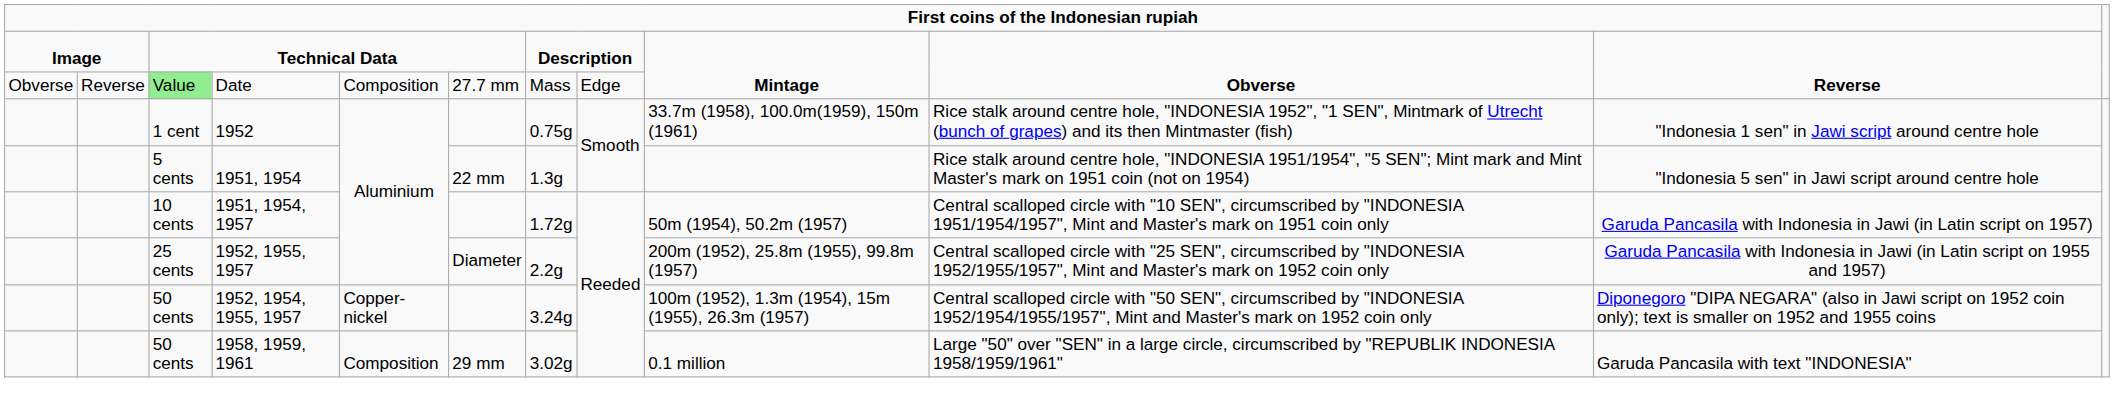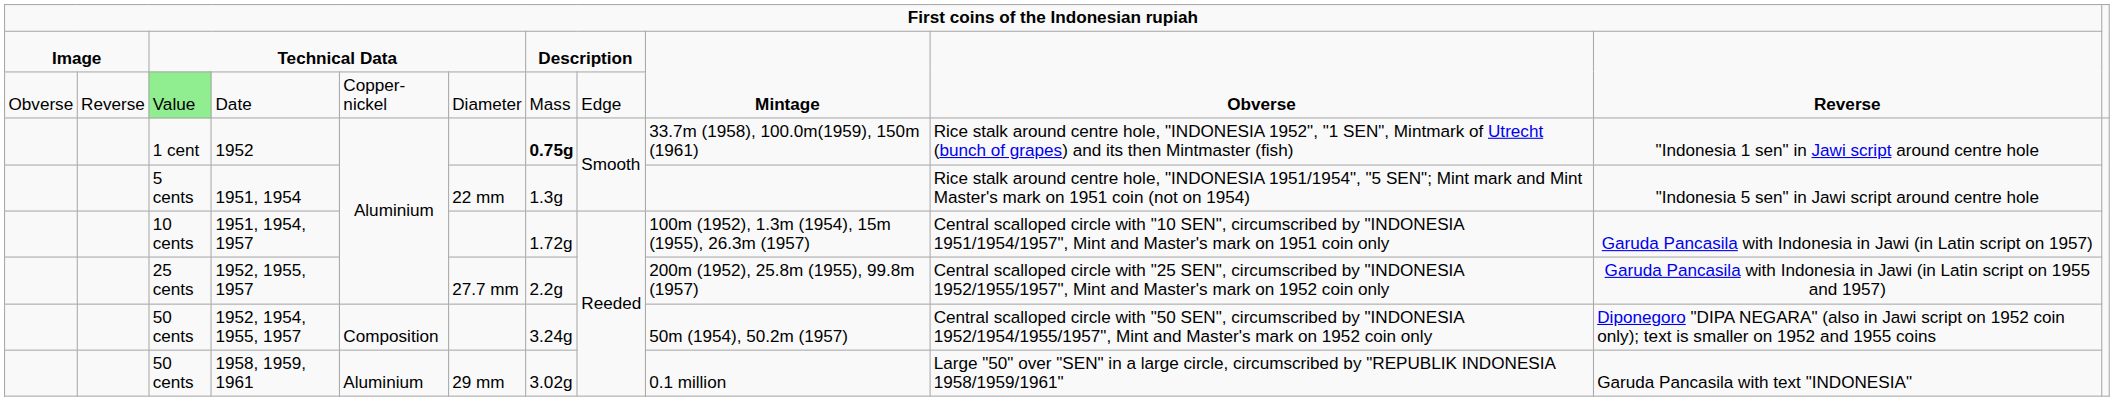(391, 85) Composition -> (374, 94) Copper-nickel
(486, 85) 27.7 mm -> (487, 104) Diameter
(551, 131) normal -> (551, 150) bold
(748, 224) 50m (1954), 50.2m (1957) -> (770, 234) 100m (1952), 1.3m (1954), 15m (1955), 26.3m (1957)
(487, 261) Diameter -> (486, 290) 27.7 mm
(374, 307) Copper-nickel -> (391, 336) Composition
(769, 307) 100m (1952), 1.3m (1954), 15m (1955), 26.3m (1957) -> (749, 336) 50m (1954), 50.2m (1957)
(391, 363) Composition -> (383, 382) Aluminium
